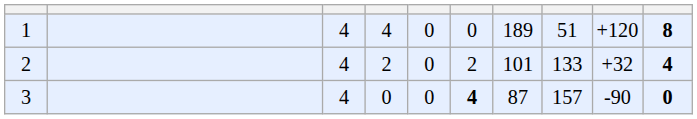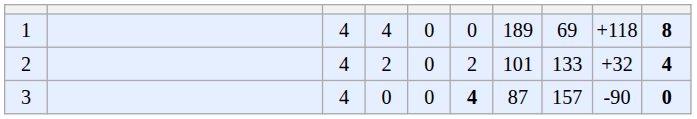(567, 30) 51 -> (567, 30) 69
(617, 30) +120 -> (617, 30) +118
